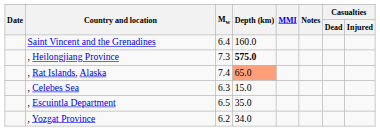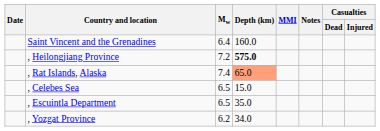(224, 57) 7.3 -> (224, 57) 7.2
(224, 88) 6.3 -> (224, 88) 6.5
